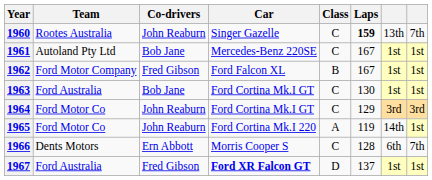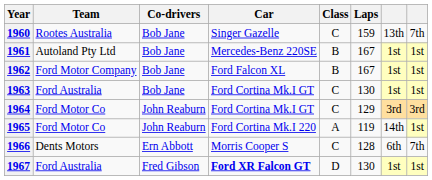(174, 33) John Reaburn -> (163, 33) Bob Jane
(366, 33) bold -> (366, 33) normal
(335, 52) C -> (335, 52) B
(171, 71) Fred Gibson -> (163, 71) Bob Jane
(366, 166) 137 -> (366, 166) 130
